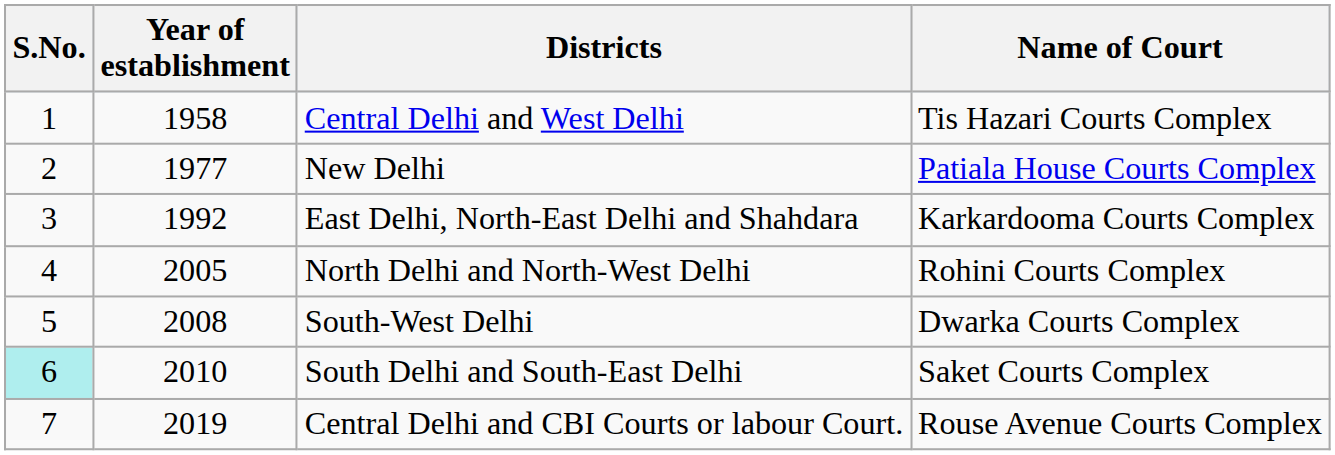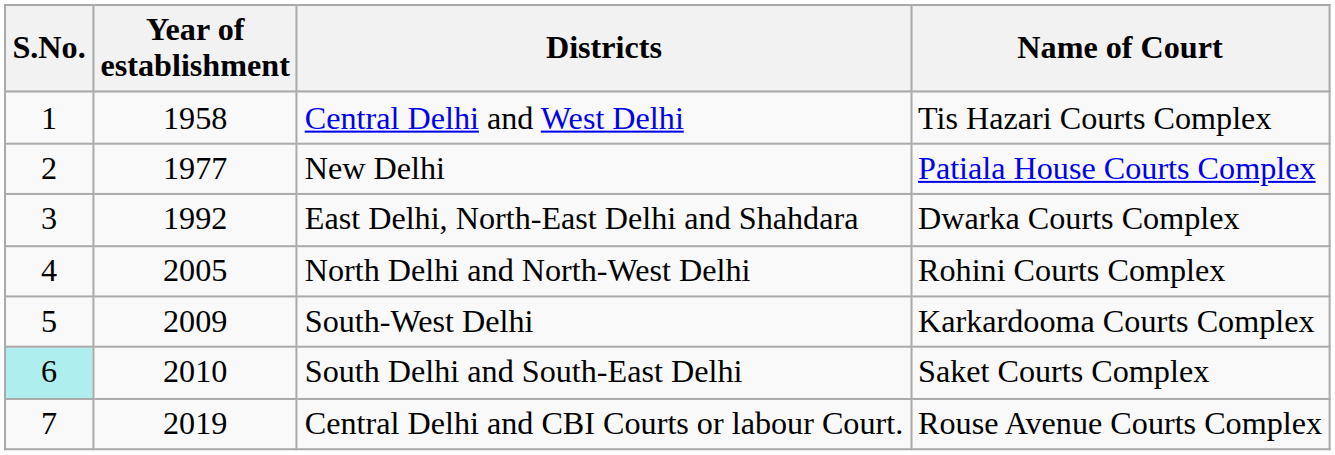(1116, 219) Karkardooma Courts Complex -> (1079, 219) Dwarka Courts Complex
(195, 321) 2008 -> (195, 321) 2009
(1079, 321) Dwarka Courts Complex -> (1116, 321) Karkardooma Courts Complex
